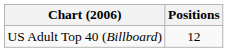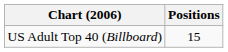(194, 36) 12 -> (194, 36) 15
